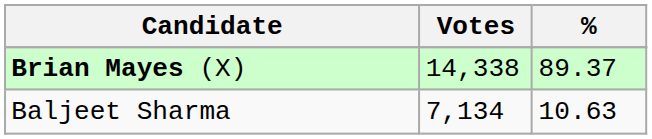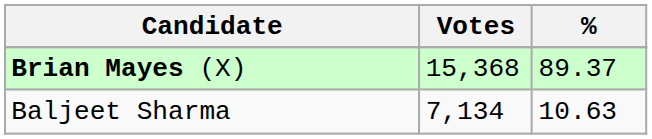(473, 69) 14,338 -> (473, 69) 15,368
